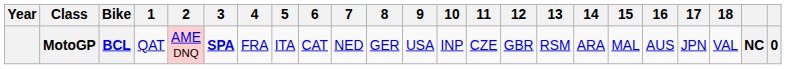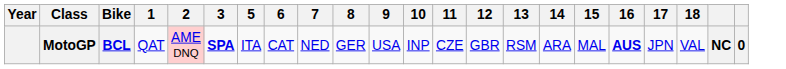- column: (255, 15)
(660, 44) normal -> (627, 44) bold
